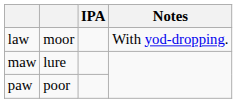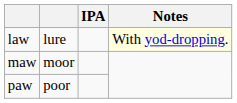(59, 39) moor -> (55, 39) lure
(170, 39) no background -> (170, 39) lightyellow background
(55, 62) lure -> (59, 62) moor
